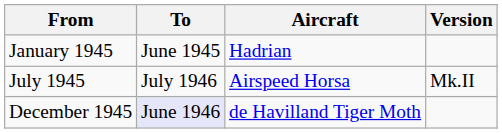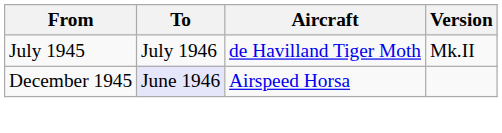- row: (61, 50)
(290, 81) Airspeed Horsa -> (325, 50) de Havilland Tiger Moth
(325, 111) de Havilland Tiger Moth -> (290, 81) Airspeed Horsa
